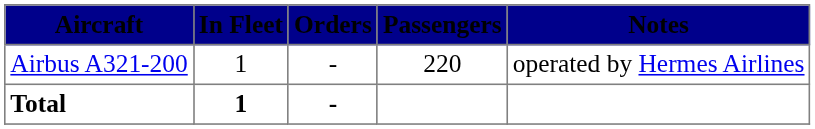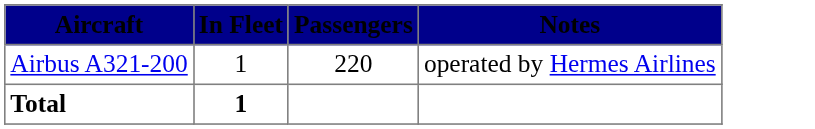- column: (333, 24)
